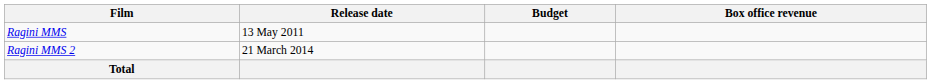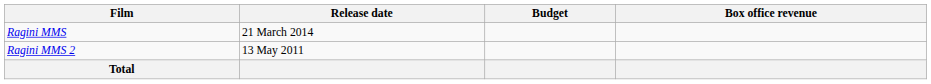(273, 32) 13 May 2011 -> (278, 32) 21 March 2014
(278, 50) 21 March 2014 -> (273, 50) 13 May 2011
